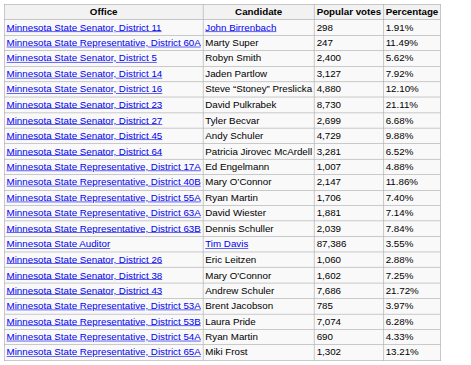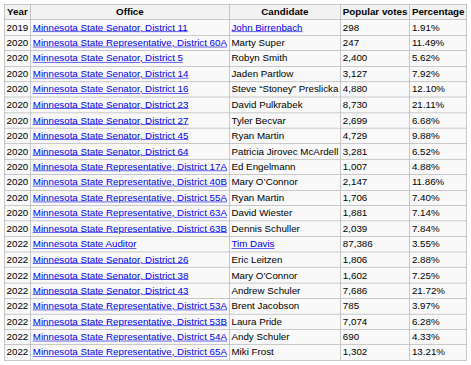+ column: (17, 12)
(234, 136) Andy Schuler -> (258, 136) Ryan Martin
(329, 259) 1,060 -> (355, 259) 1,806
(232, 337) Ryan Martin -> (261, 337) Andy Schuler
